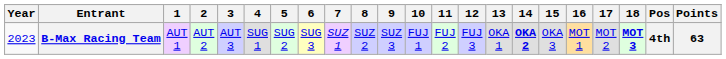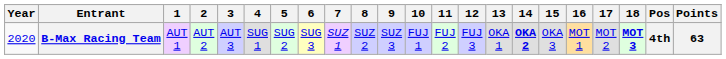(21, 39) 2023 -> (21, 39) 2020
